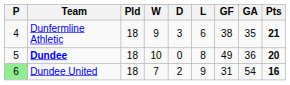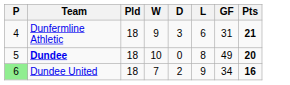- column: (250, 12)
(227, 34) 38 -> (227, 34) 31
(227, 71) 31 -> (227, 71) 34
